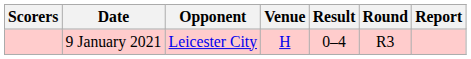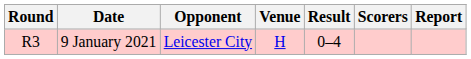columns swapped: (385, 16) <-> (33, 16)
